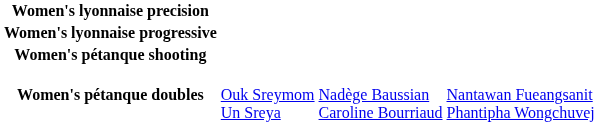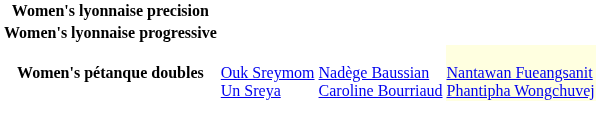- row: (110, 54)
(521, 104) no background -> (521, 82) lightyellow background
